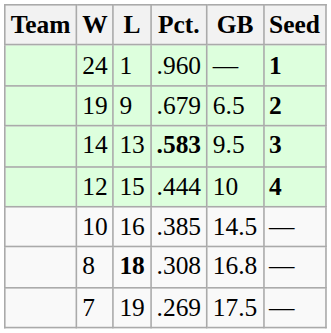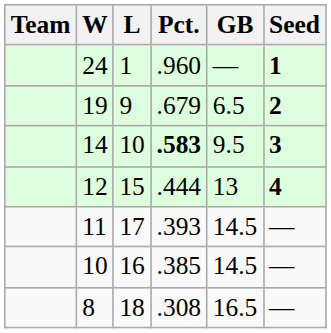(132, 145) 13 -> (132, 145) 10
(226, 186) 10 -> (226, 186) 13
+ row: (94, 226)
(132, 266) bold -> (132, 307) normal
(235, 266) 16.8 -> (235, 307) 16.5
- row: (89, 307)
